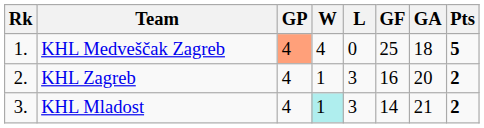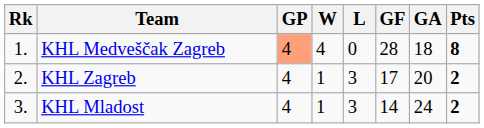(389, 48) 25 -> (389, 48) 28
(455, 48) 5 -> (455, 48) 8
(389, 78) 16 -> (389, 78) 17
(321, 107) paleturquoise background -> (321, 107) no background
(423, 107) 21 -> (423, 107) 24
